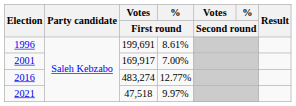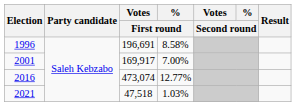(138, 45) 199,691 -> (138, 45) 196,691
(175, 45) 8.61% -> (175, 45) 8.58%
(138, 77) 483,274 -> (138, 77) 473,074
(175, 93) 9.97% -> (175, 93) 1.03%
